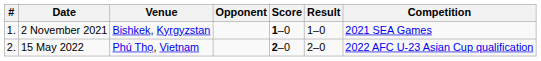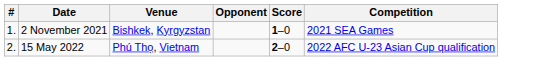- column: (324, 13)
